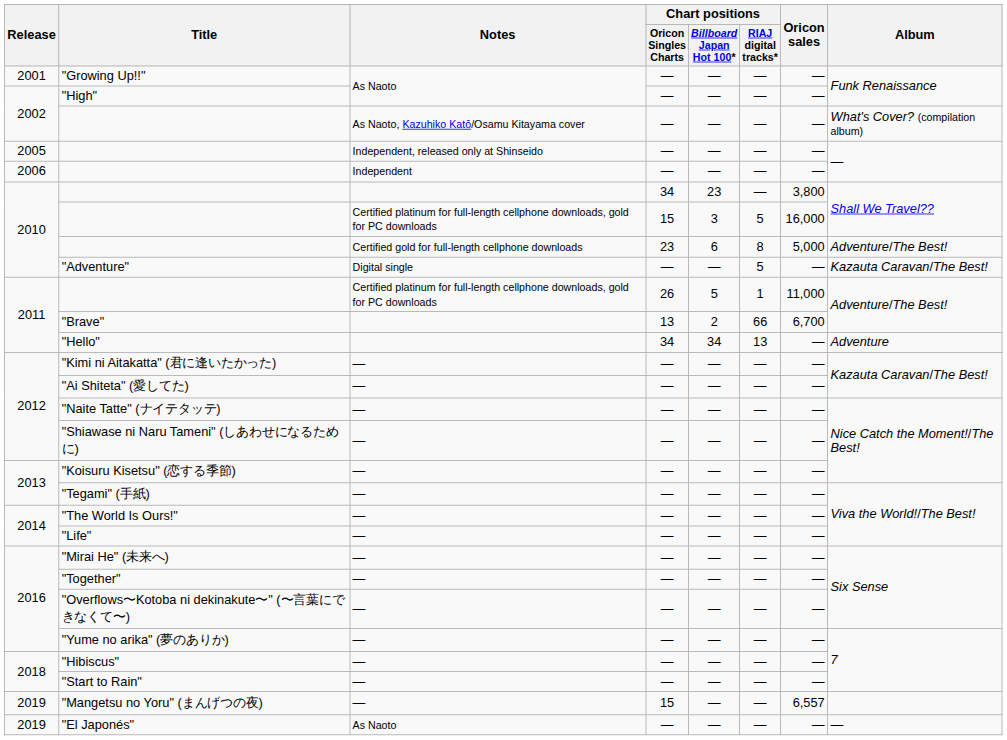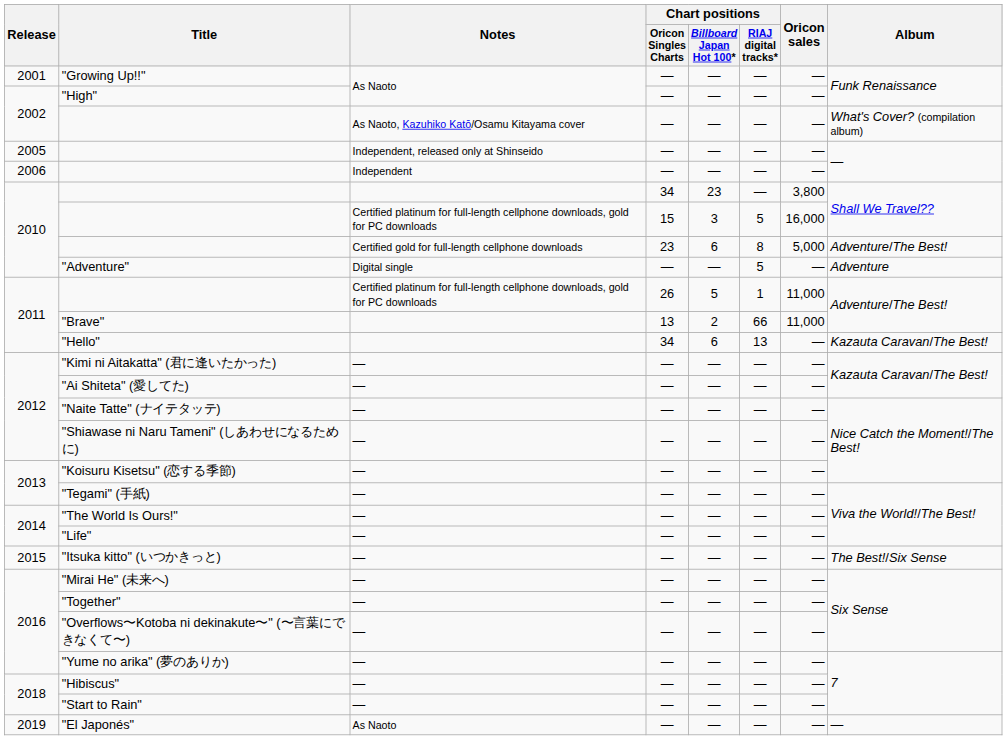(909, 267) Kazauta Caravan/The Best! -> (860, 267) Adventure
(809, 322) 6,700 -> (806, 322) 11,000
(714, 342) 34 -> (714, 342) 6
(860, 342) Adventure -> (909, 342) Kazauta Caravan/The Best!
+ row: (141, 557)
- row: (162, 702)
